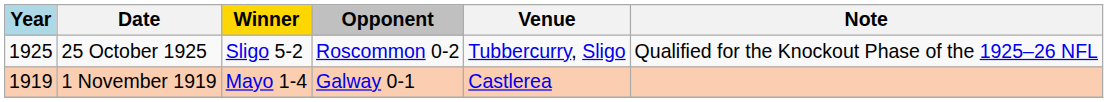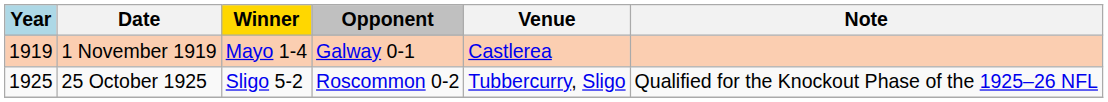rows swapped: (139, 81) <-> (134, 50)
